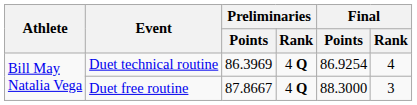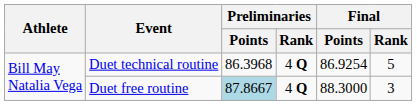(249, 64) 86.3969 -> (249, 64) 86.3968
(391, 64) 4 -> (391, 64) 5
(249, 88) no background -> (249, 88) lightblue background
